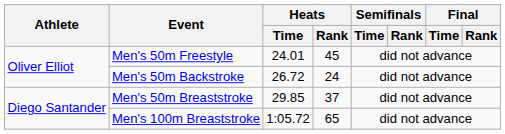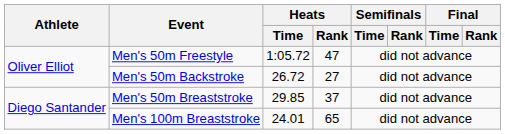(288, 57) 24.01 -> (288, 57) 1:05.72
(332, 57) 45 -> (332, 57) 47
(332, 77) 24 -> (332, 77) 27
(288, 119) 1:05.72 -> (288, 119) 24.01
